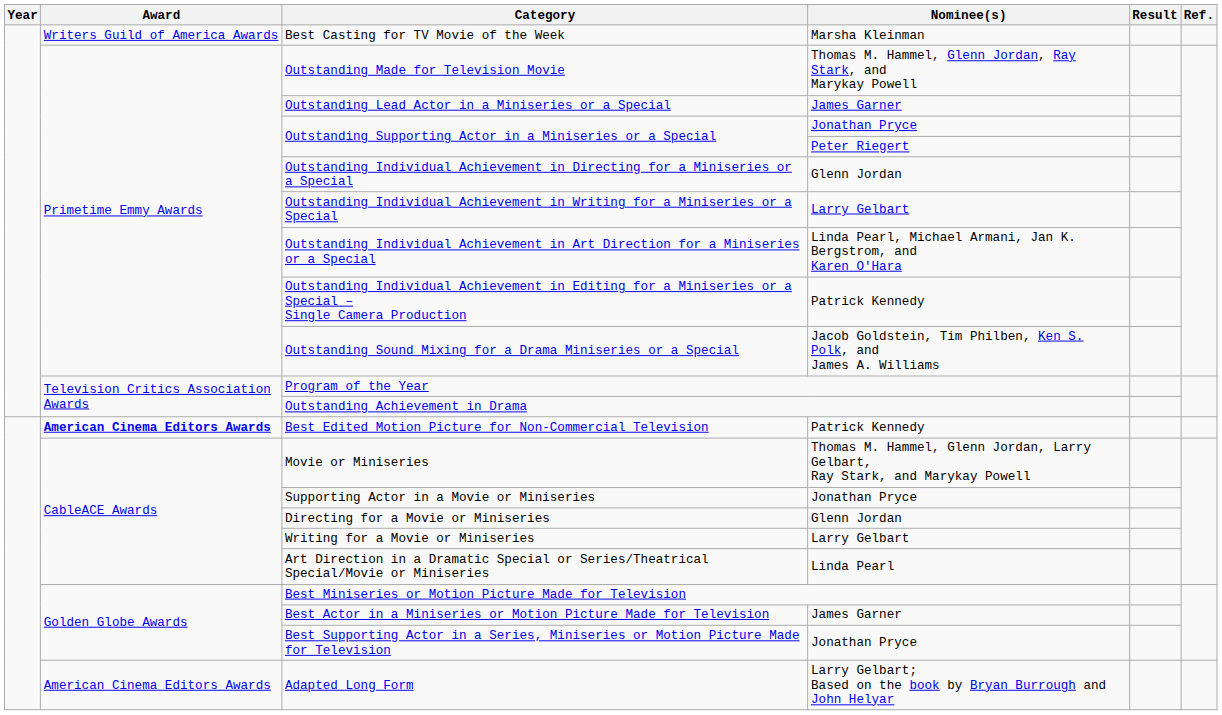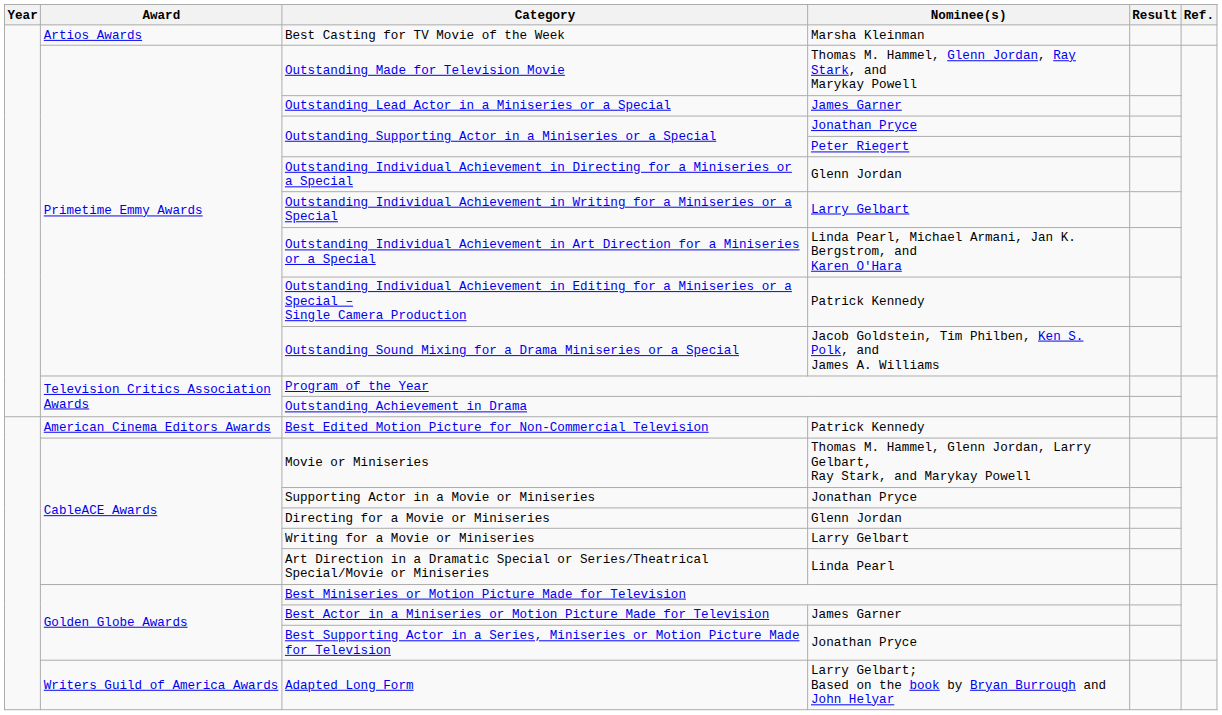(161, 35) Writers Guild of America Awards -> (93, 35) Artios Awards
(157, 427) bold -> (157, 427) normal
(157, 685) American Cinema Editors Awards -> (161, 685) Writers Guild of America Awards
